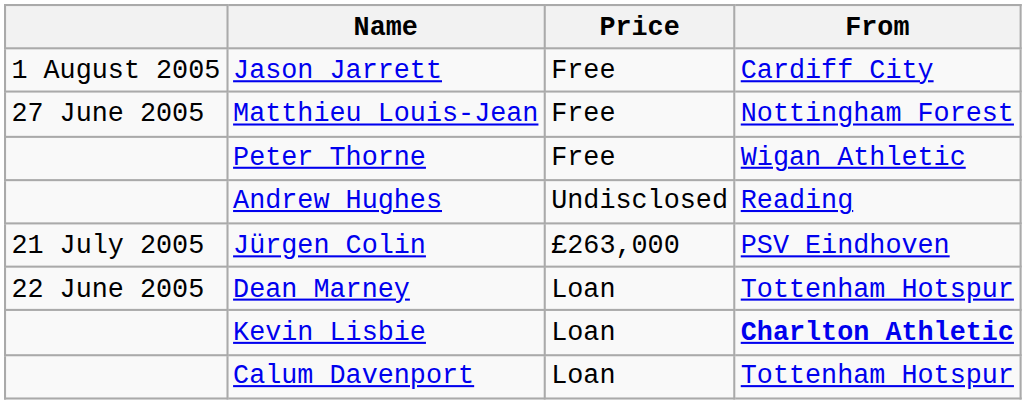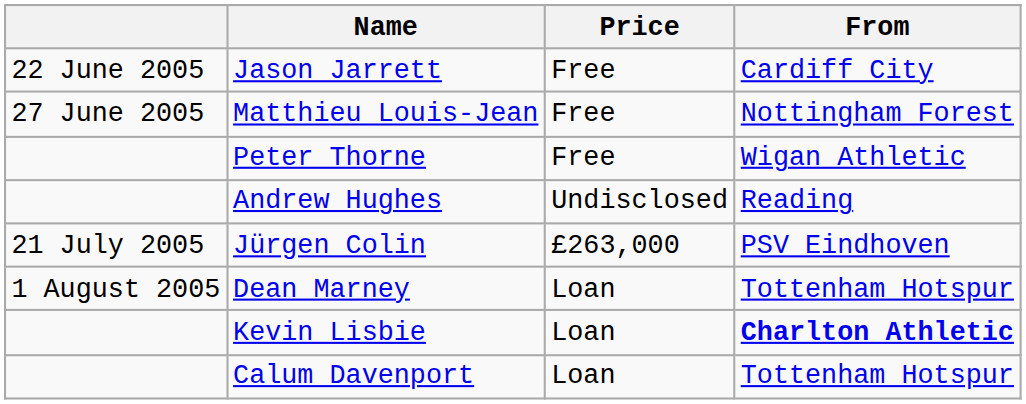(116, 70) 1 August 2005 -> (108, 70) 22 June 2005
(108, 289) 22 June 2005 -> (116, 289) 1 August 2005
